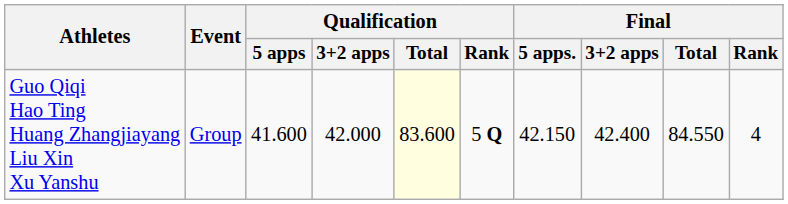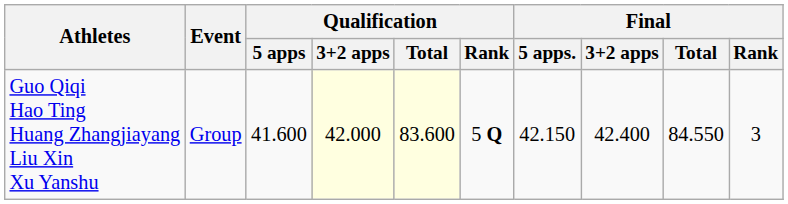(353, 134) no background -> (353, 134) lightyellow background
(756, 134) 4 -> (756, 134) 3
